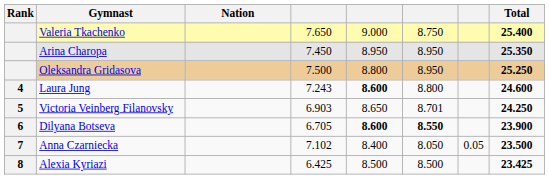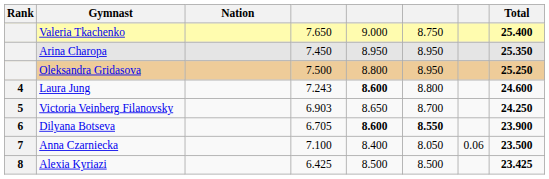(430, 107) 8.701 -> (430, 107) 8.700
(319, 145) 7.102 -> (319, 145) 7.100
(474, 145) 0.05 -> (474, 145) 0.06
